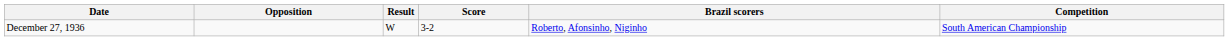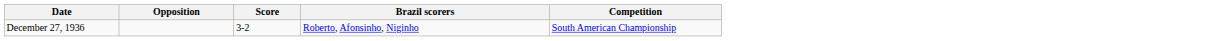- column: (401, 12)
